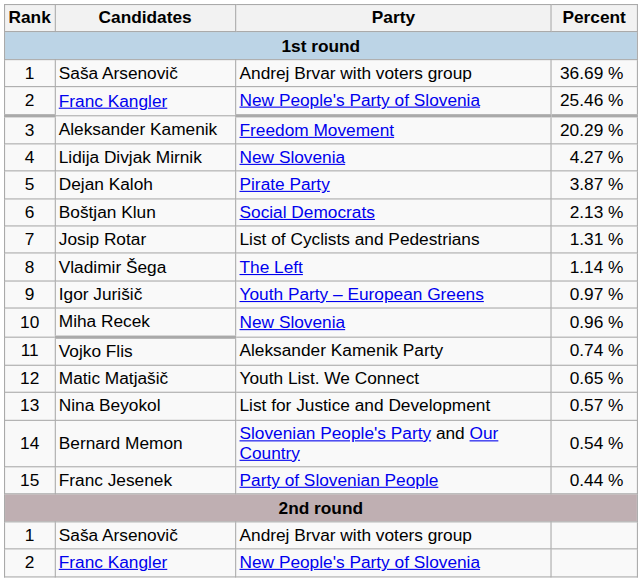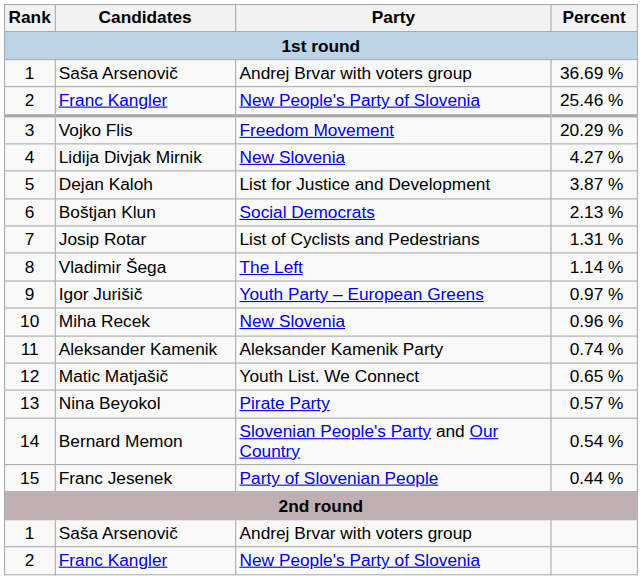(138, 129) Aleksander Kamenik -> (96, 129) Vojko Flis
(285, 184) Pirate Party -> (365, 184) List for Justice and Development
(96, 351) Vojko Flis -> (138, 349) Aleksander Kamenik
(365, 406) List for Justice and Development -> (285, 404) Pirate Party
